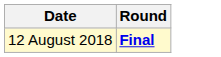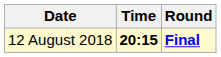+ column: (139, 16)
